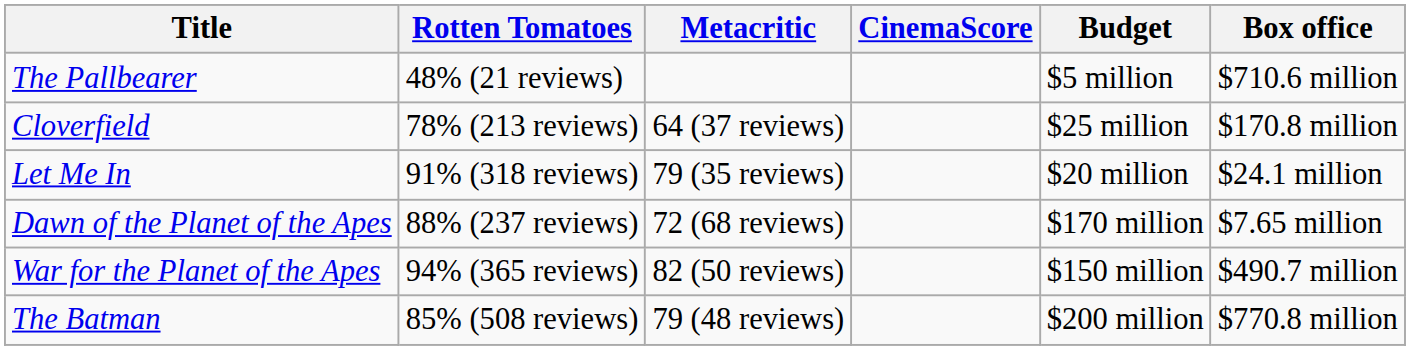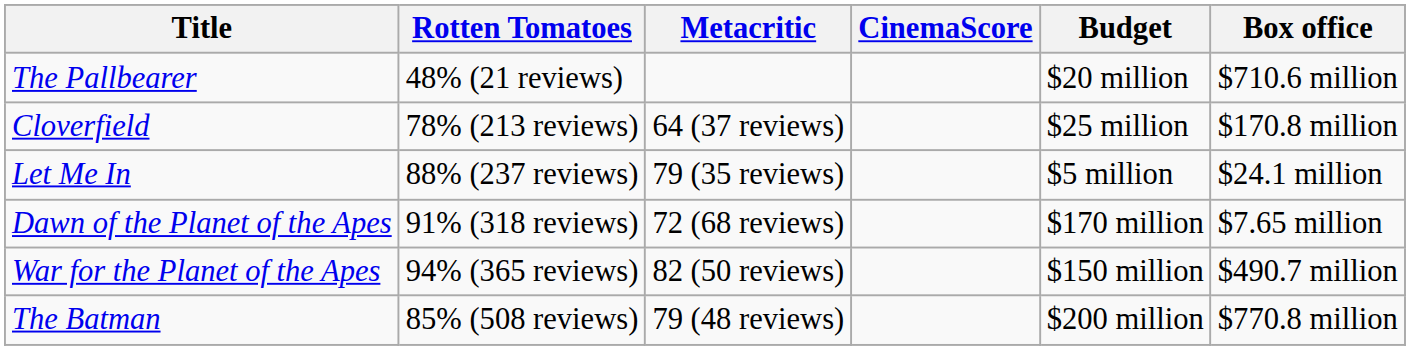(1110, 77) $5 million -> (1118, 77) $20 million
(522, 174) 91% (318 reviews) -> (522, 174) 88% (237 reviews)
(1118, 174) $20 million -> (1110, 174) $5 million
(522, 222) 88% (237 reviews) -> (522, 222) 91% (318 reviews)
